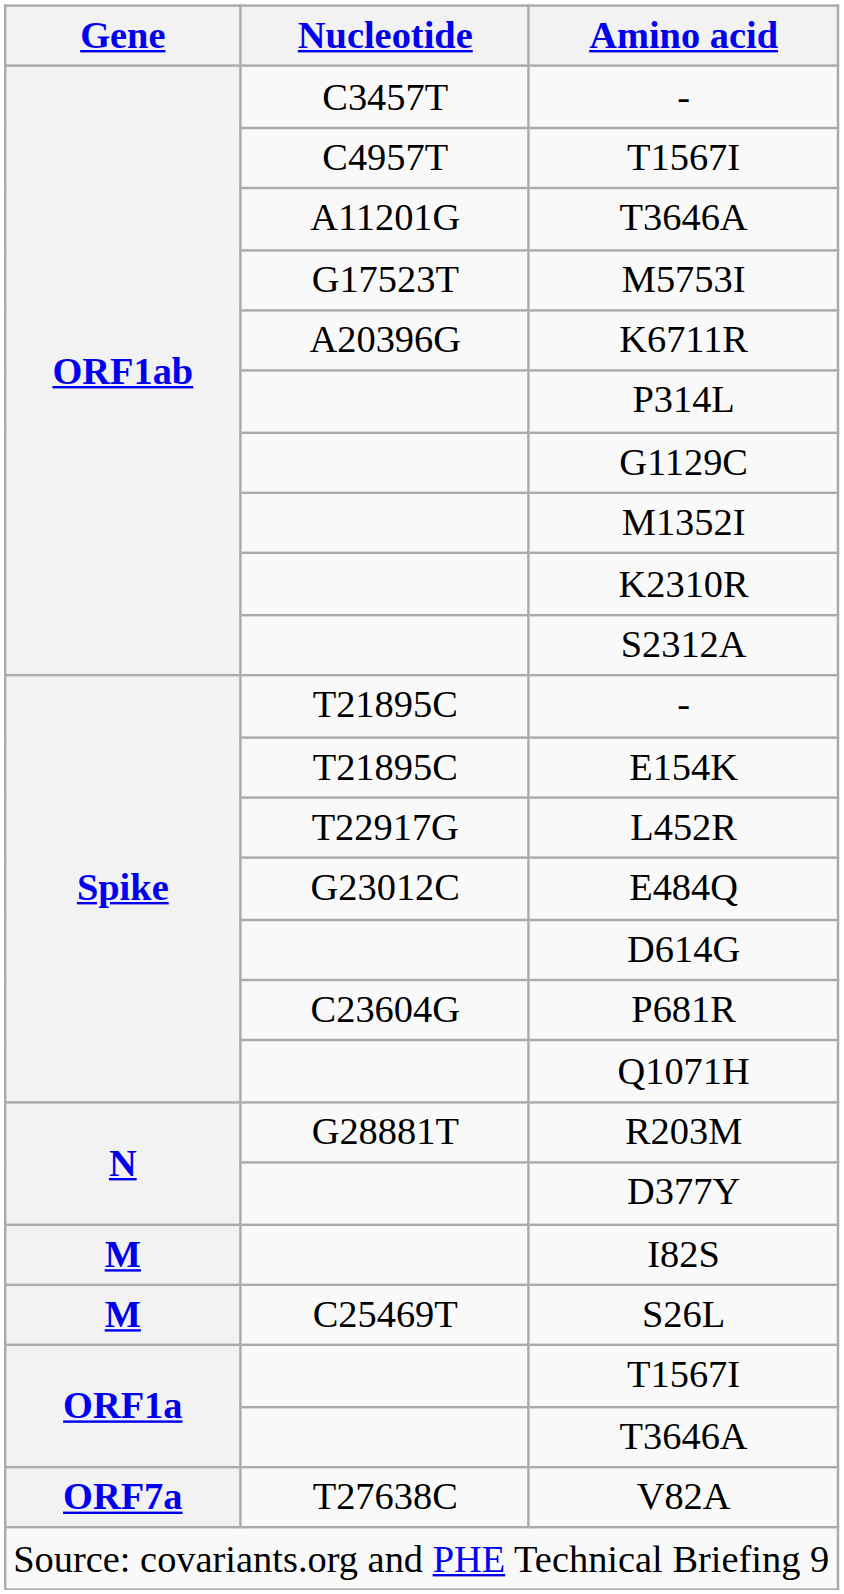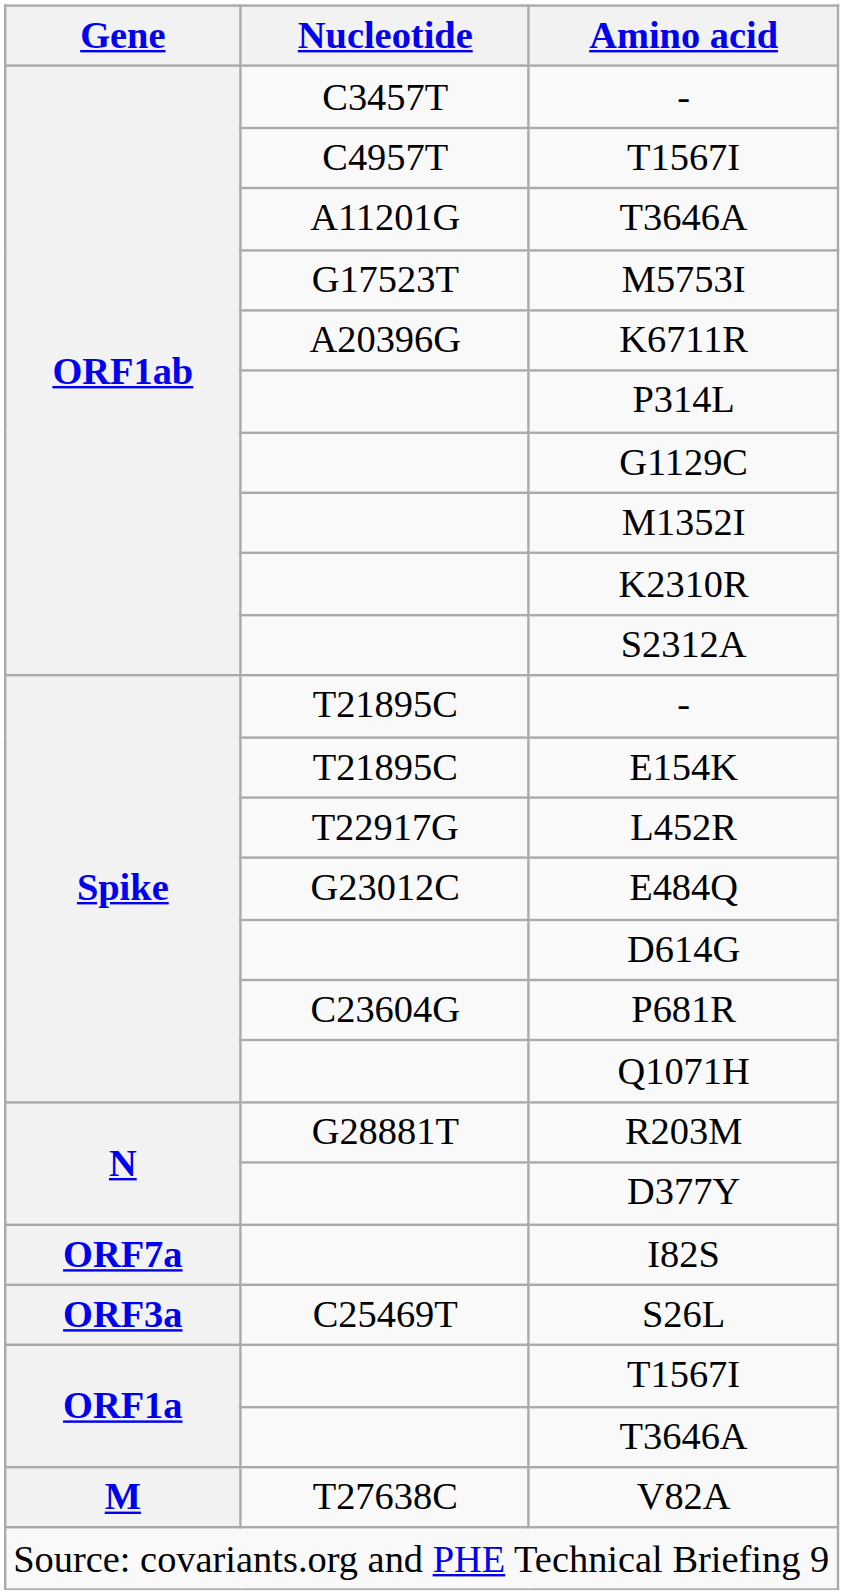(123, 1253) M -> (123, 1253) ORF7a
(123, 1314) M -> (123, 1314) ORF3a
(123, 1496) ORF7a -> (123, 1496) M
